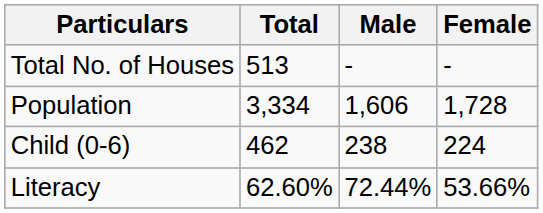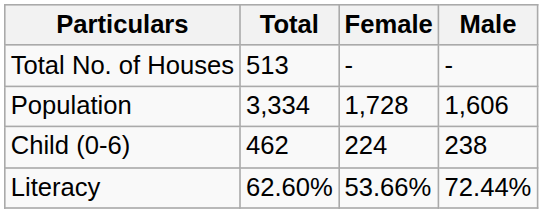columns swapped: (388, 24) <-> (487, 24)
